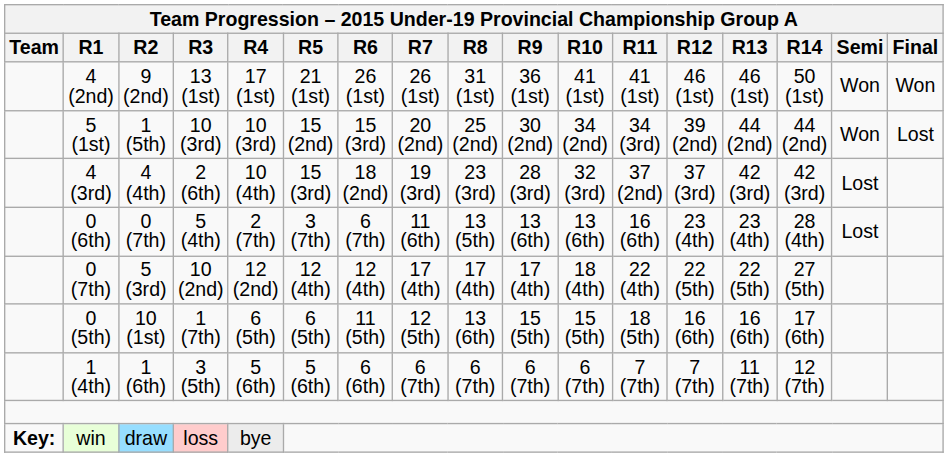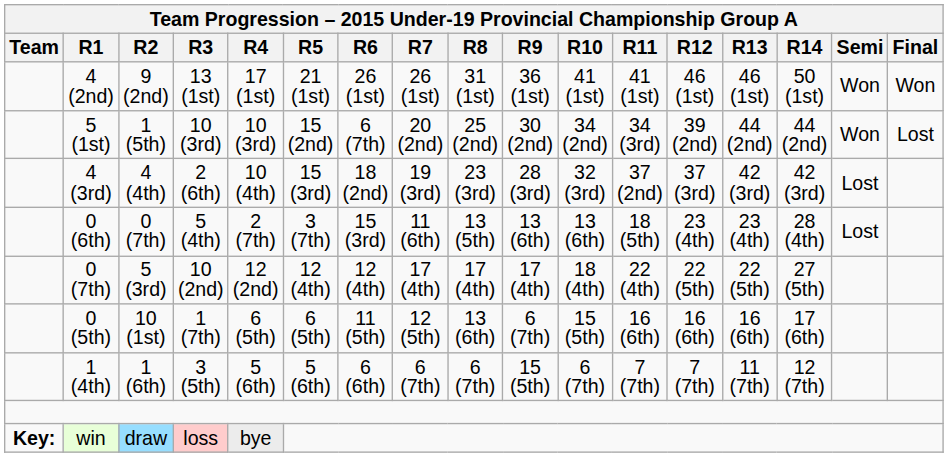(365, 135) 15 (3rd) -> (365, 135) 6 (7th)
(365, 232) 6 (7th) -> (365, 232) 15 (3rd)
(640, 232) 16 (6th) -> (640, 232) 18 (5th)
(530, 328) 15 (5th) -> (530, 328) 6 (7th)
(640, 328) 18 (5th) -> (640, 328) 16 (6th)
(530, 377) 6 (7th) -> (530, 377) 15 (5th)
